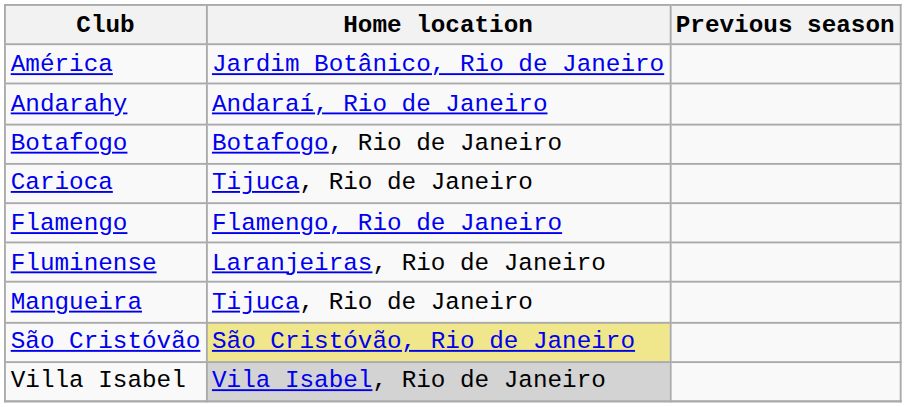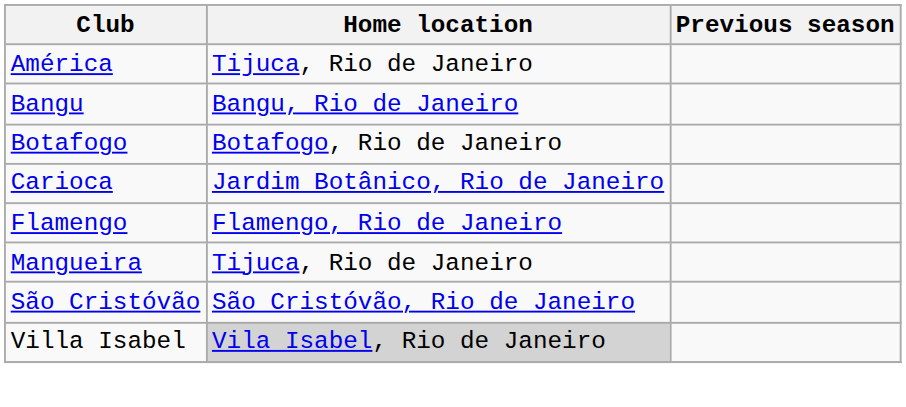(438, 64) Jardim Botânico, Rio de Janeiro -> (372, 64) Tijuca, Rio de Janeiro
- row: (69, 104)
+ row: (47, 104)
(372, 183) Tijuca, Rio de Janeiro -> (438, 183) Jardim Botânico, Rio de Janeiro
- row: (84, 262)
(423, 342) khaki background -> (423, 302) no background
